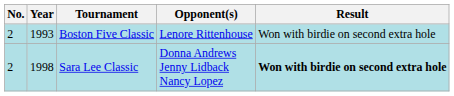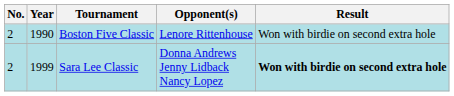(42, 34) 1993 -> (42, 34) 1990
(42, 67) 1998 -> (42, 67) 1999
